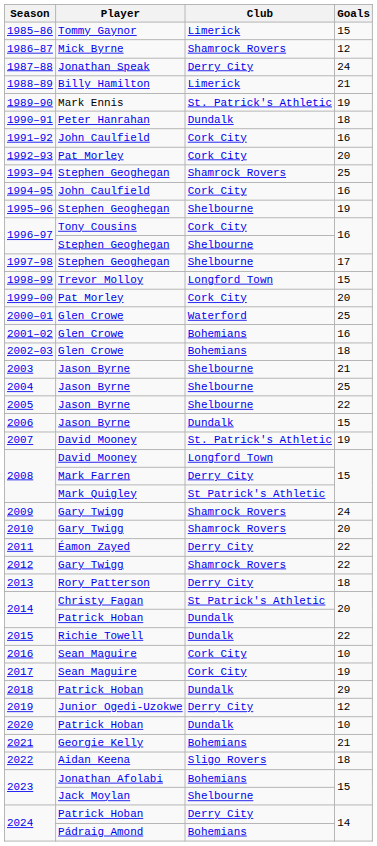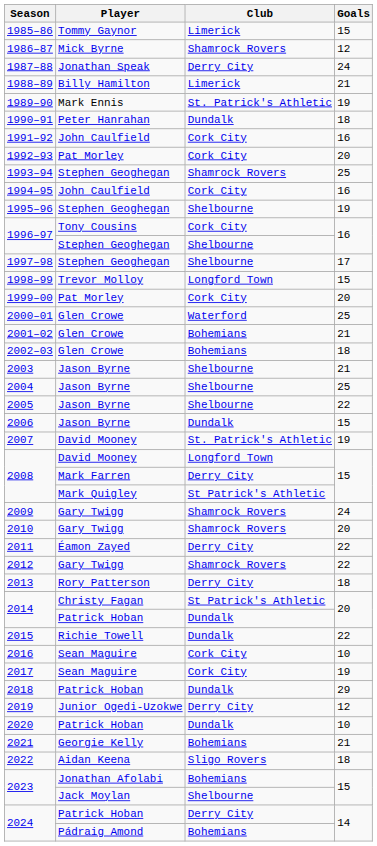(344, 334) 16 -> (344, 334) 21
